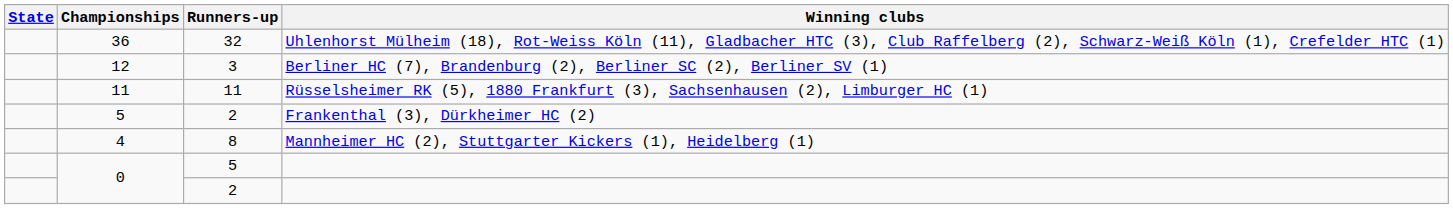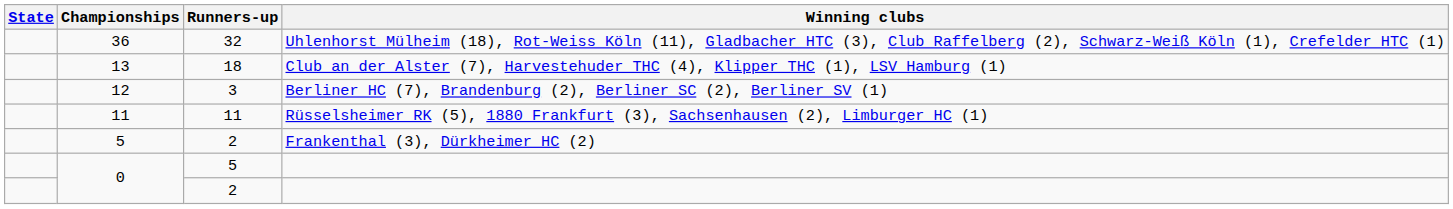+ row: (120, 67)
- row: (120, 141)
